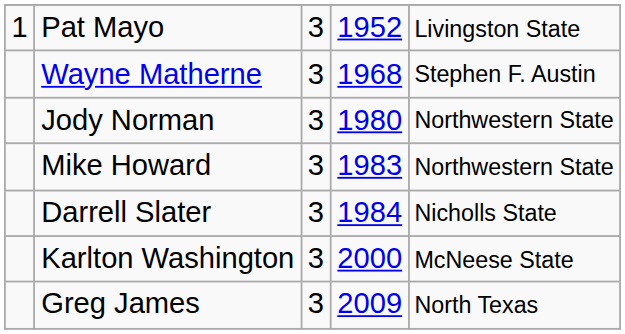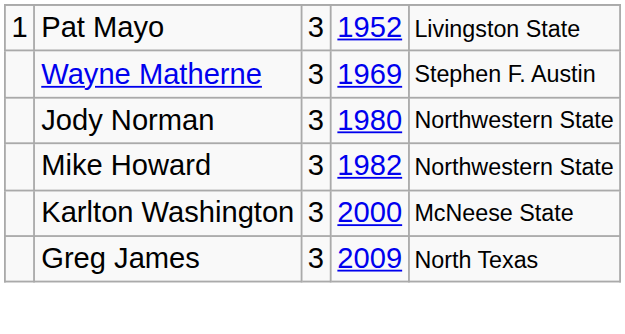(370, 73) 1968 -> (370, 73) 1969
(370, 166) 1983 -> (370, 166) 1982
- row: (126, 212)
